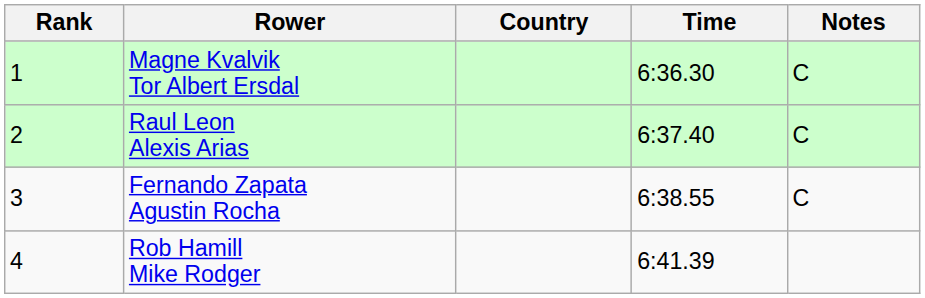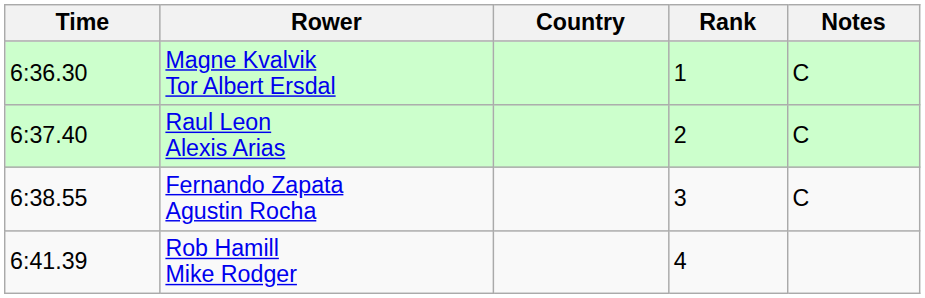columns swapped: (64, 22) <-> (709, 22)
